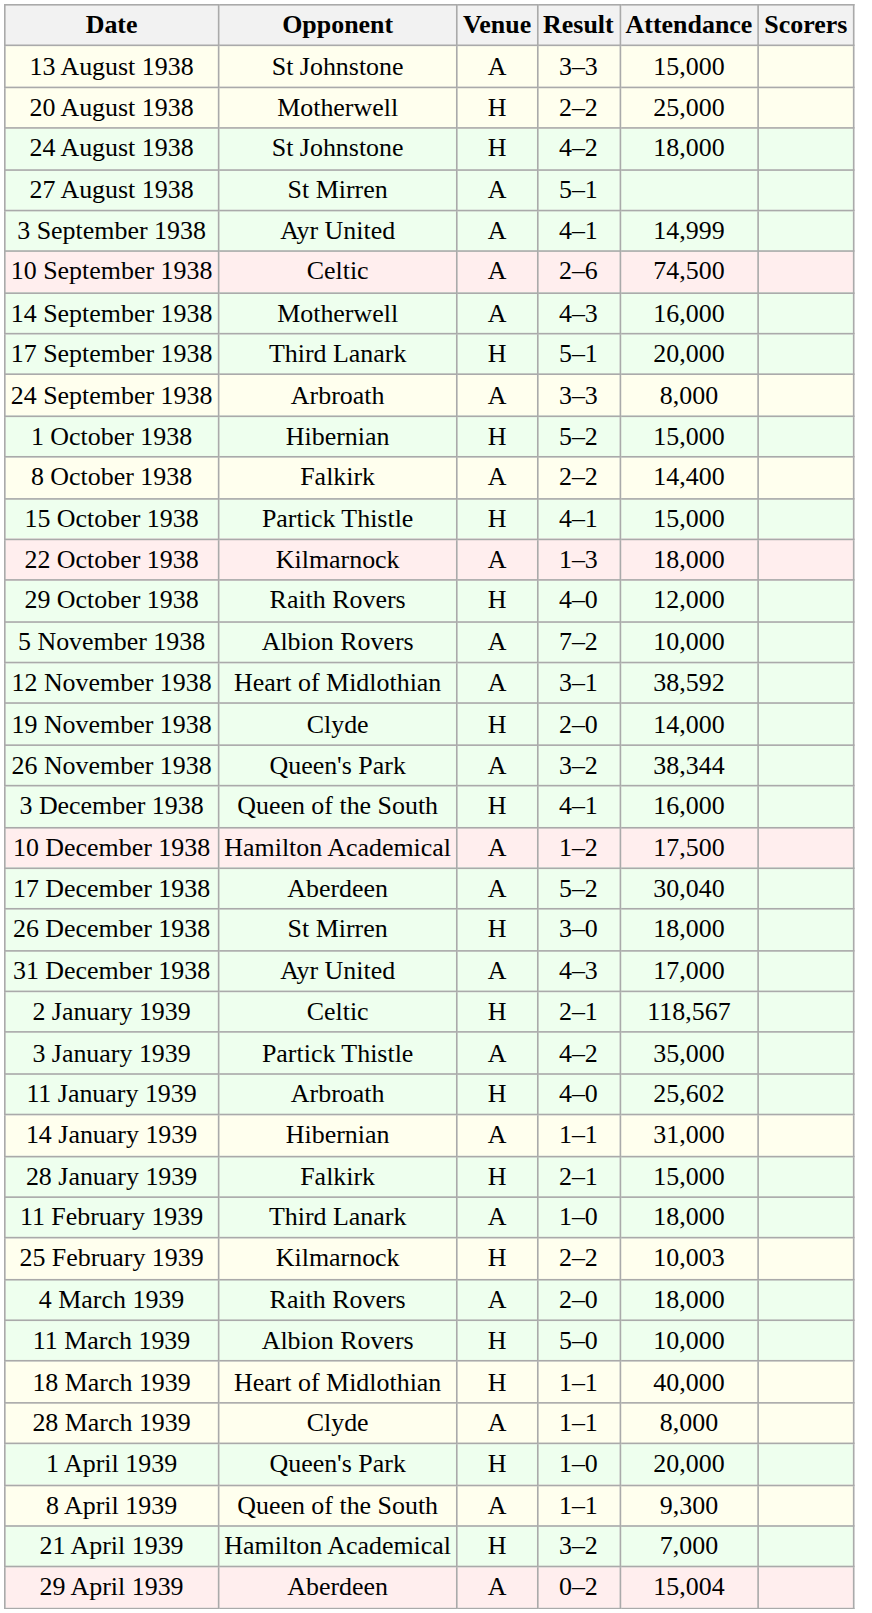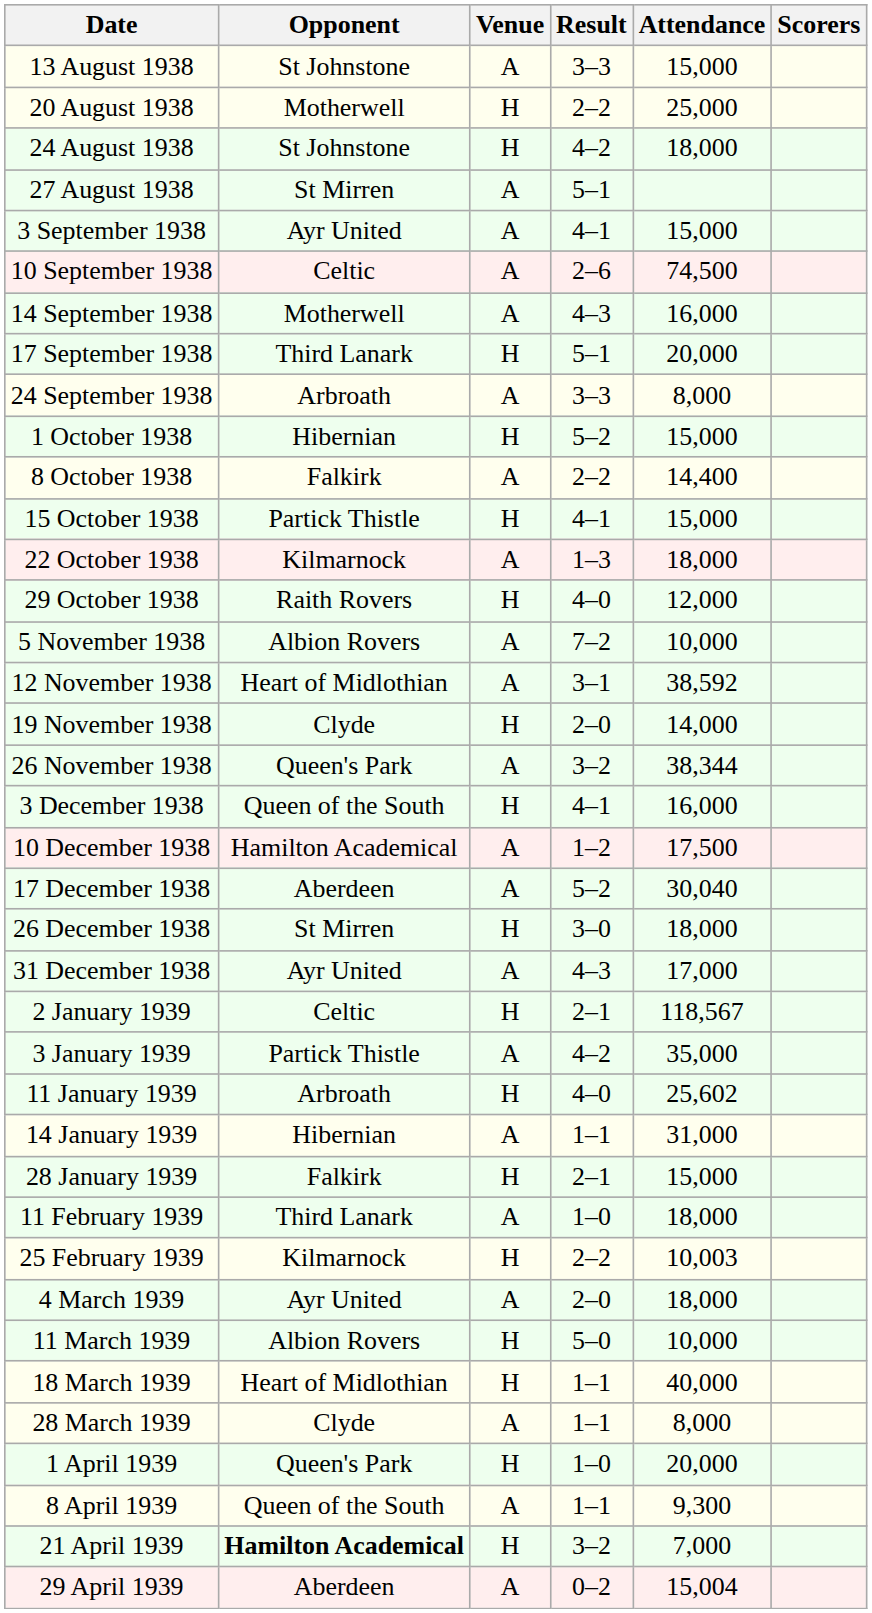(689, 230) 14,999 -> (702, 230) 15,000
(338, 1299) Raith Rovers -> (344, 1299) Ayr United
(338, 1546) normal -> (344, 1546) bold
